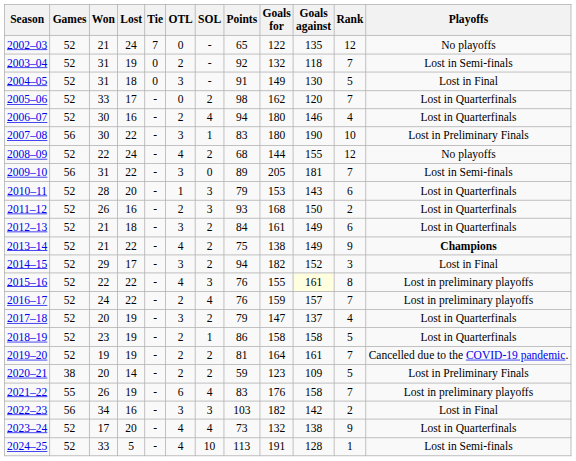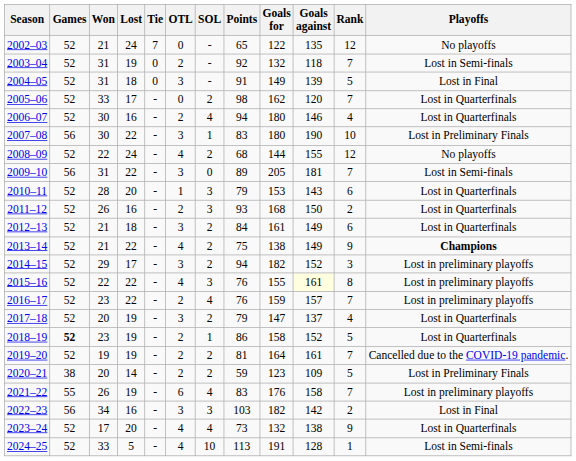(314, 81) 130 -> (314, 81) 139
(468, 264) Lost in Final -> (468, 264) Lost in preliminary playoffs
(103, 300) 24 -> (103, 300) 23
(70, 337) normal -> (70, 337) bold
(314, 337) 158 -> (314, 337) 152
